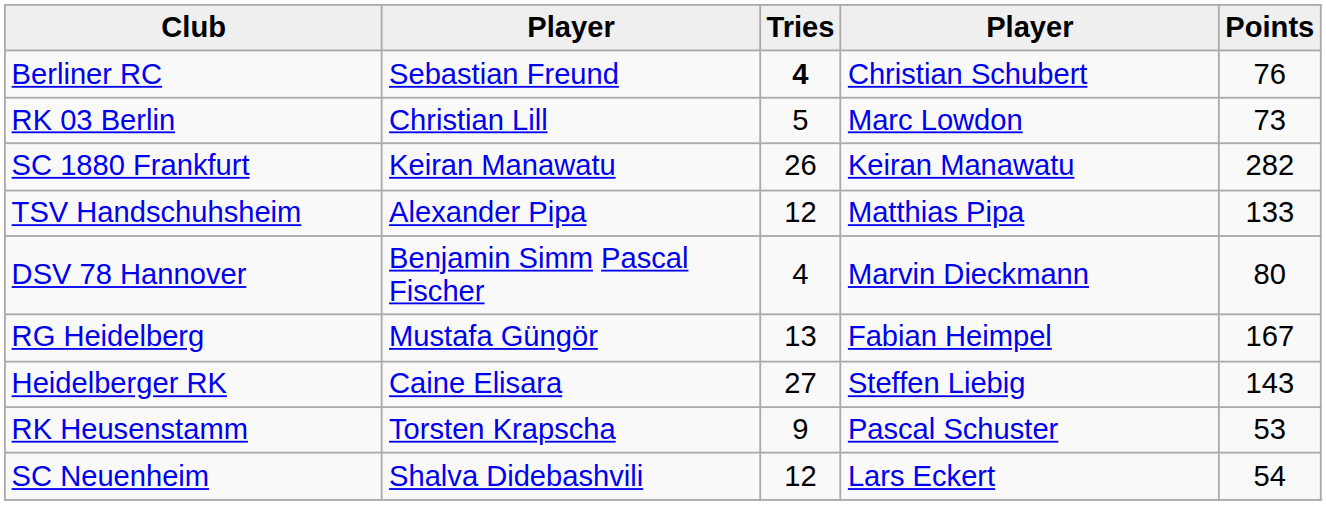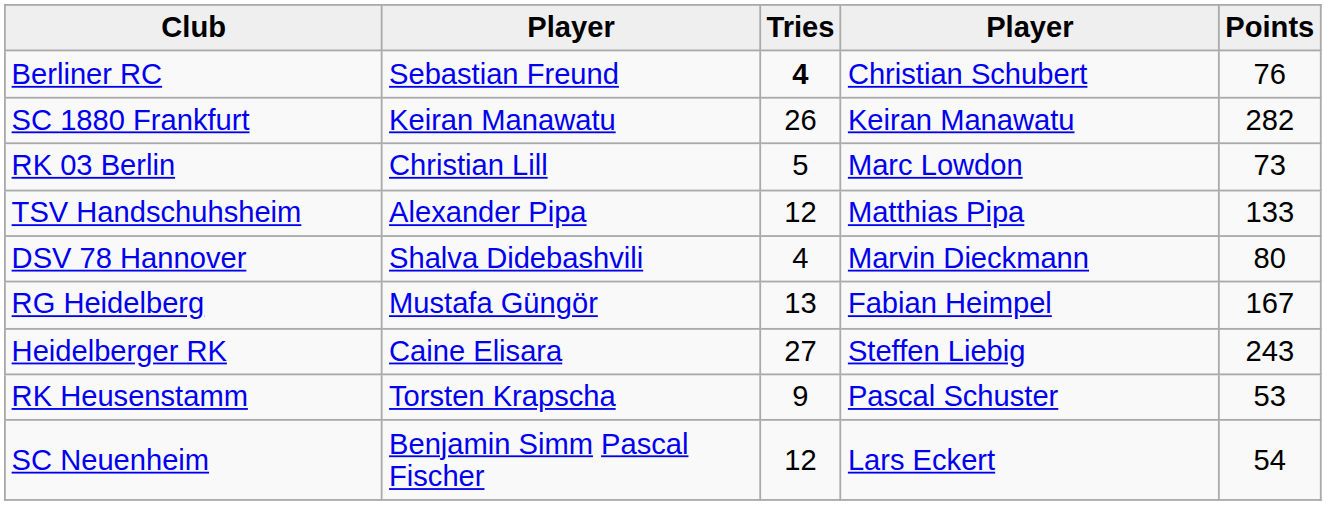rows swapped: (93, 119) <-> (131, 166)
(539, 274) Benjamin Simm Pascal Fischer -> (516, 258) Shalva Didebashvili
(1270, 383) 143 -> (1270, 350) 243
(516, 475) Shalva Didebashvili -> (539, 459) Benjamin Simm Pascal Fischer
